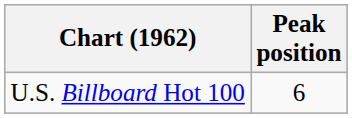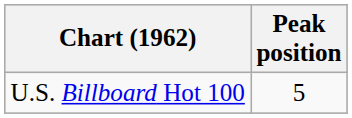(299, 92) 6 -> (299, 92) 5
